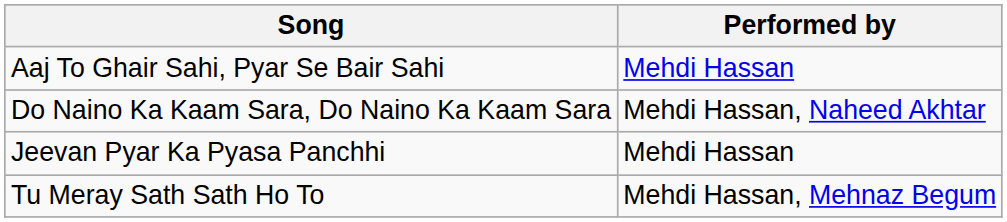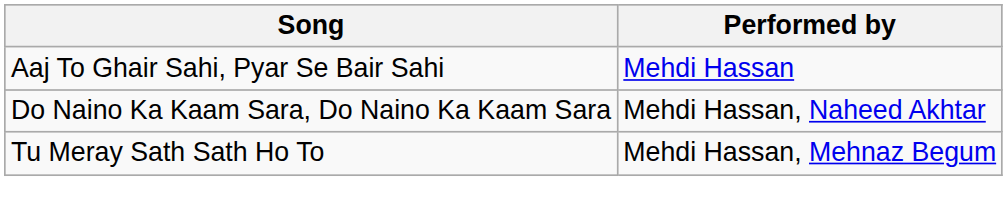- row: (198, 152)
